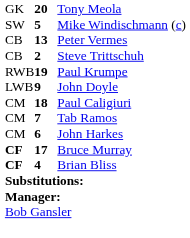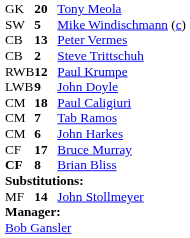(41, 71) 19 -> (41, 71) 12
(14, 149) bold -> (13, 149) normal
(38, 165) 4 -> (38, 165) 8
+ row: (101, 196)
